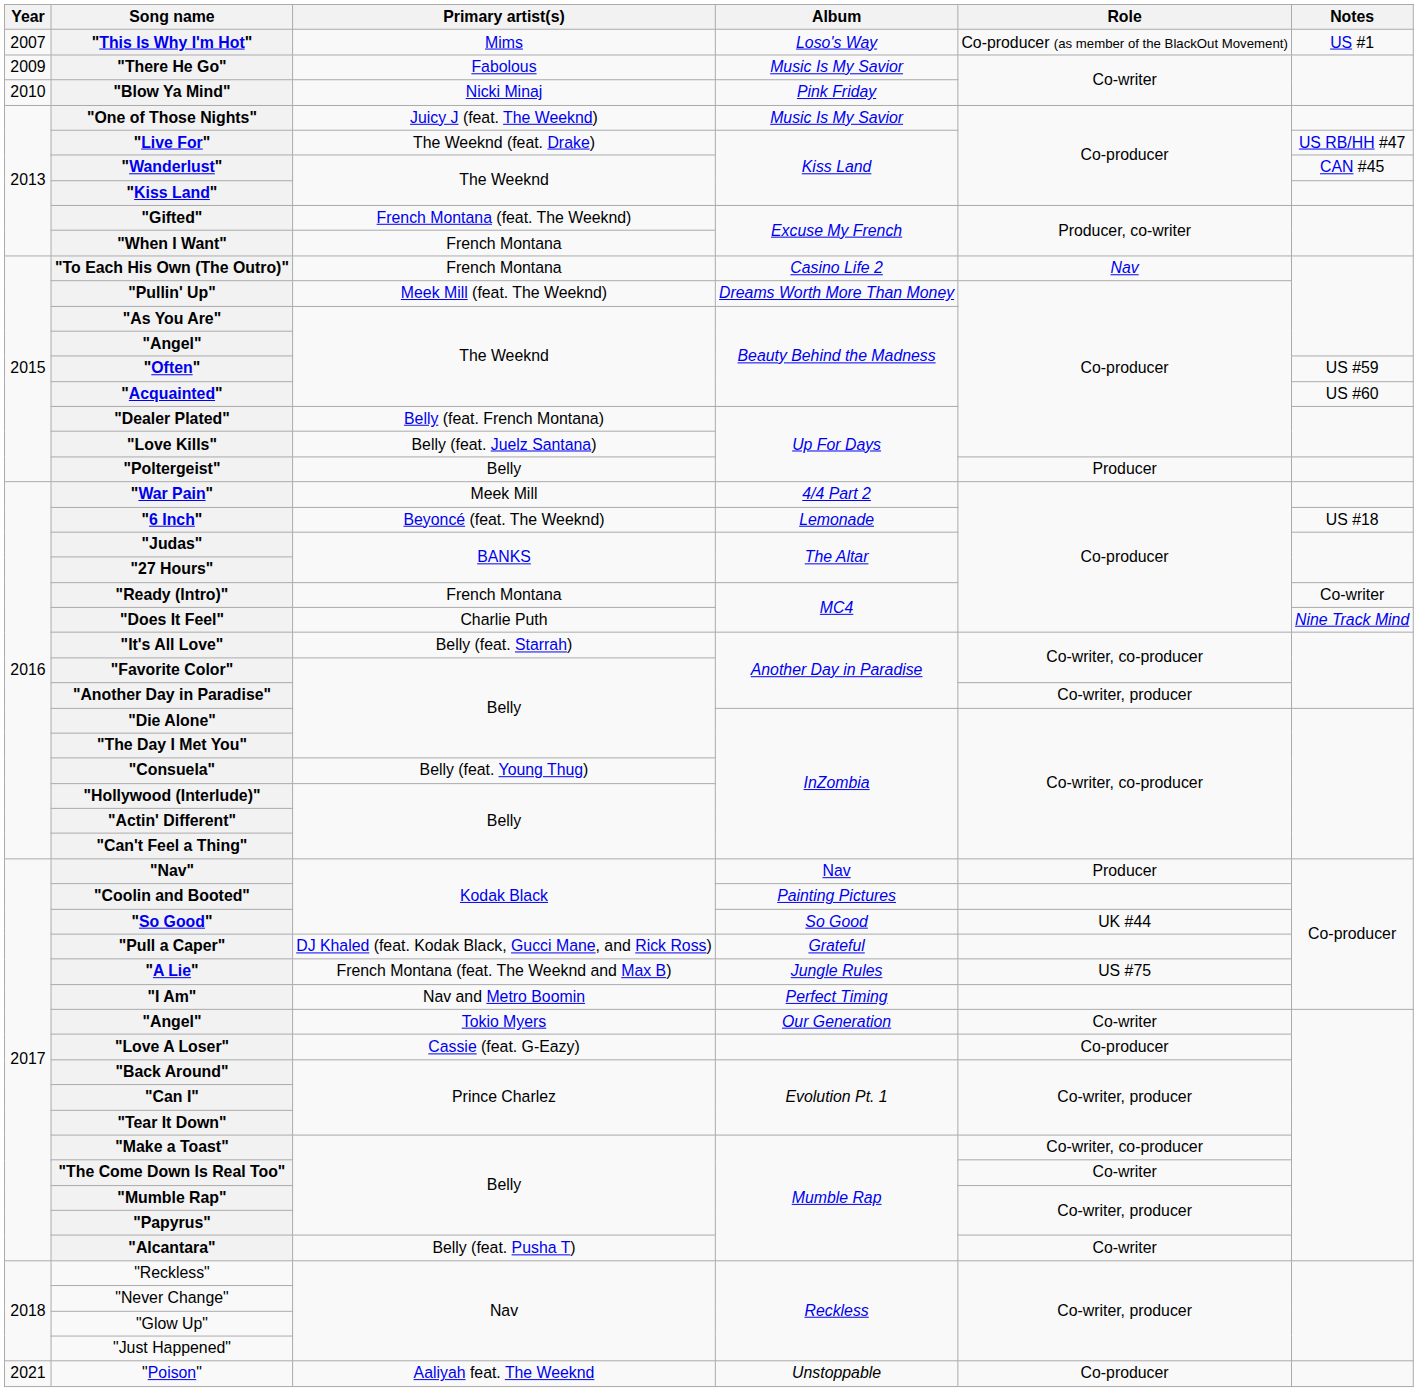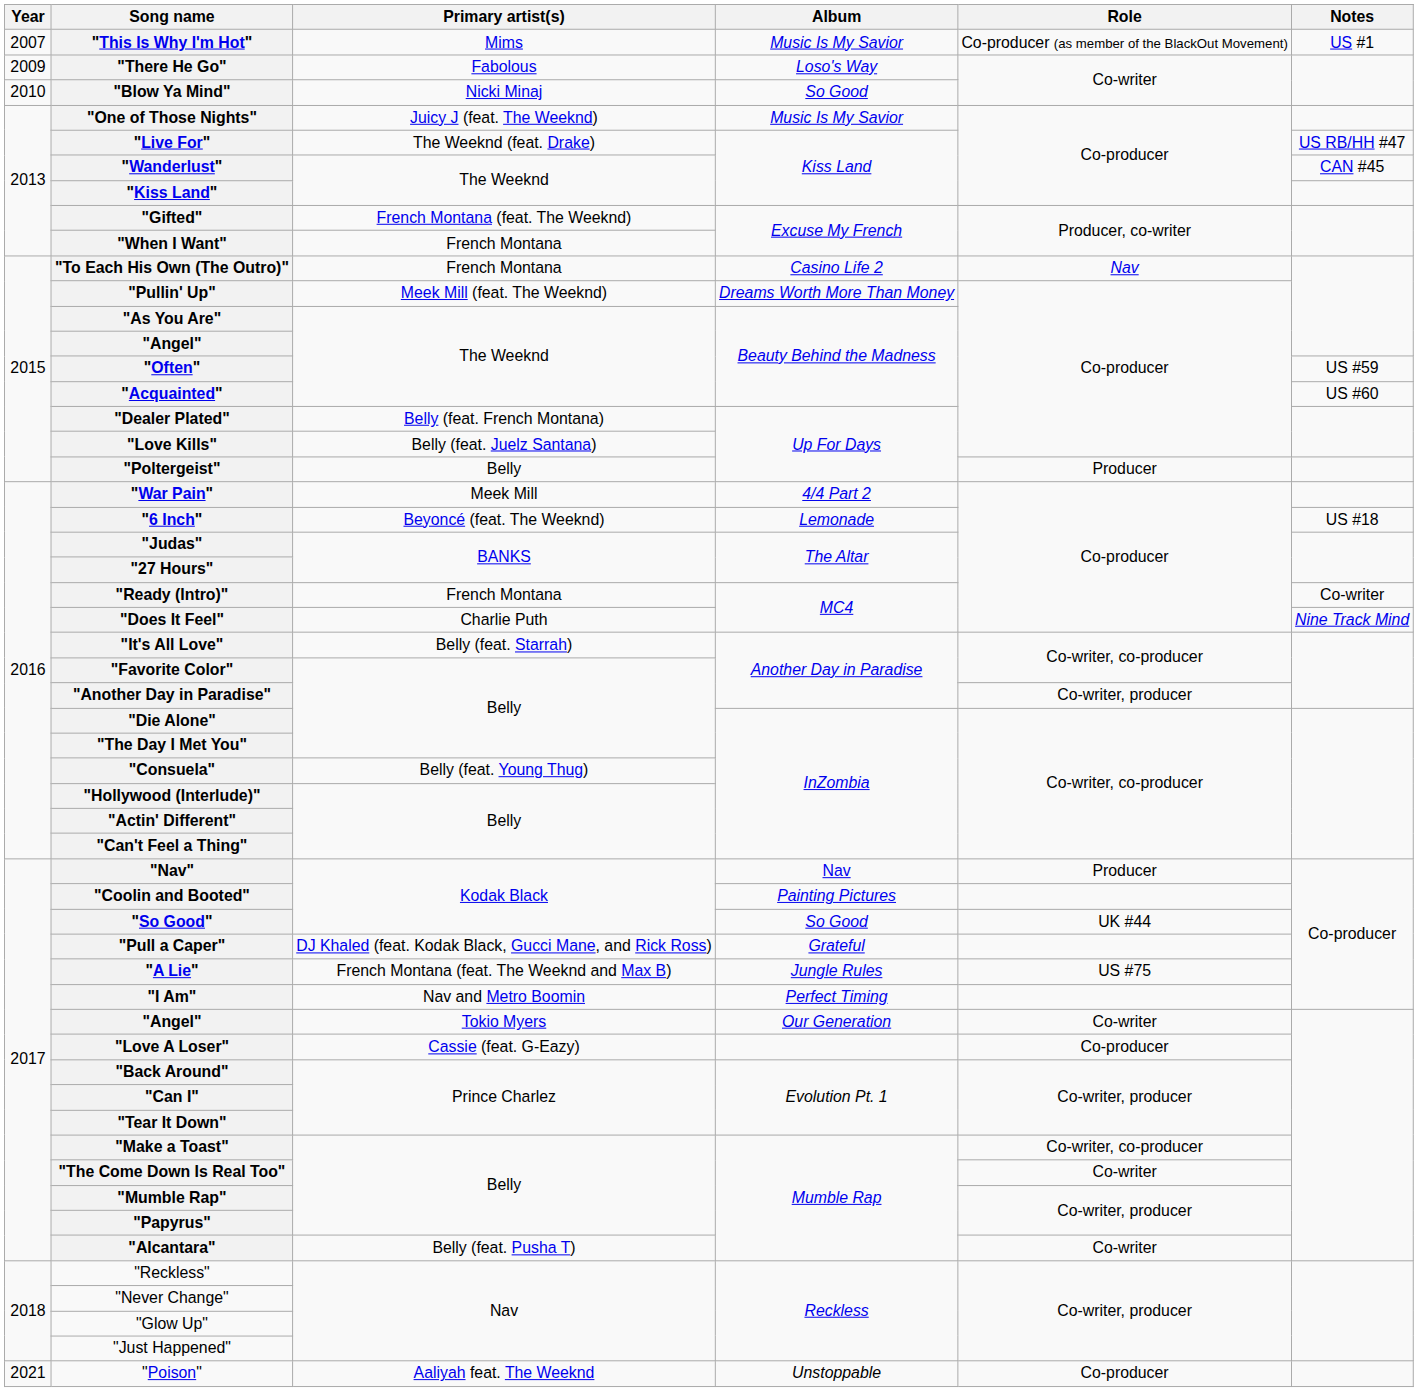(837, 42) Loso's Way -> (837, 42) Music Is My Savior
(837, 67) Music Is My Savior -> (837, 67) Loso's Way
(837, 92) Pink Friday -> (837, 92) So Good
